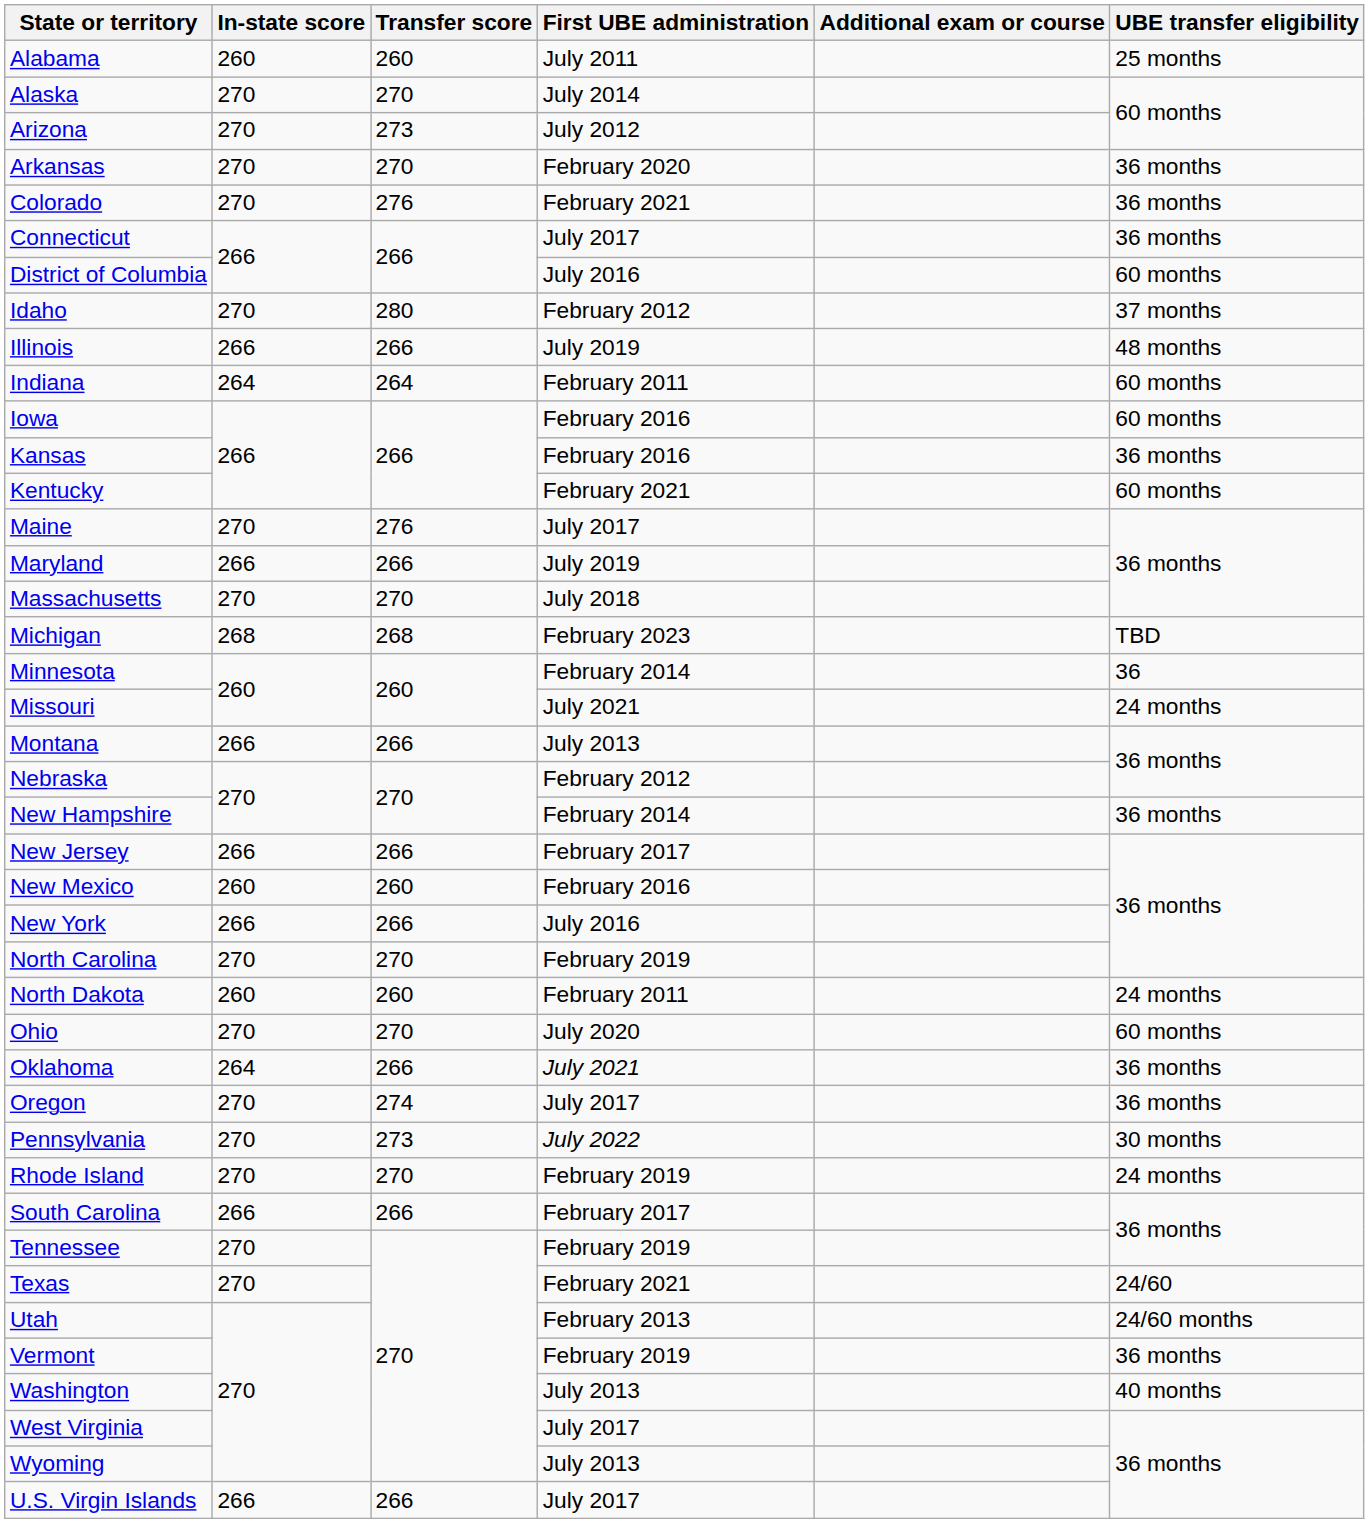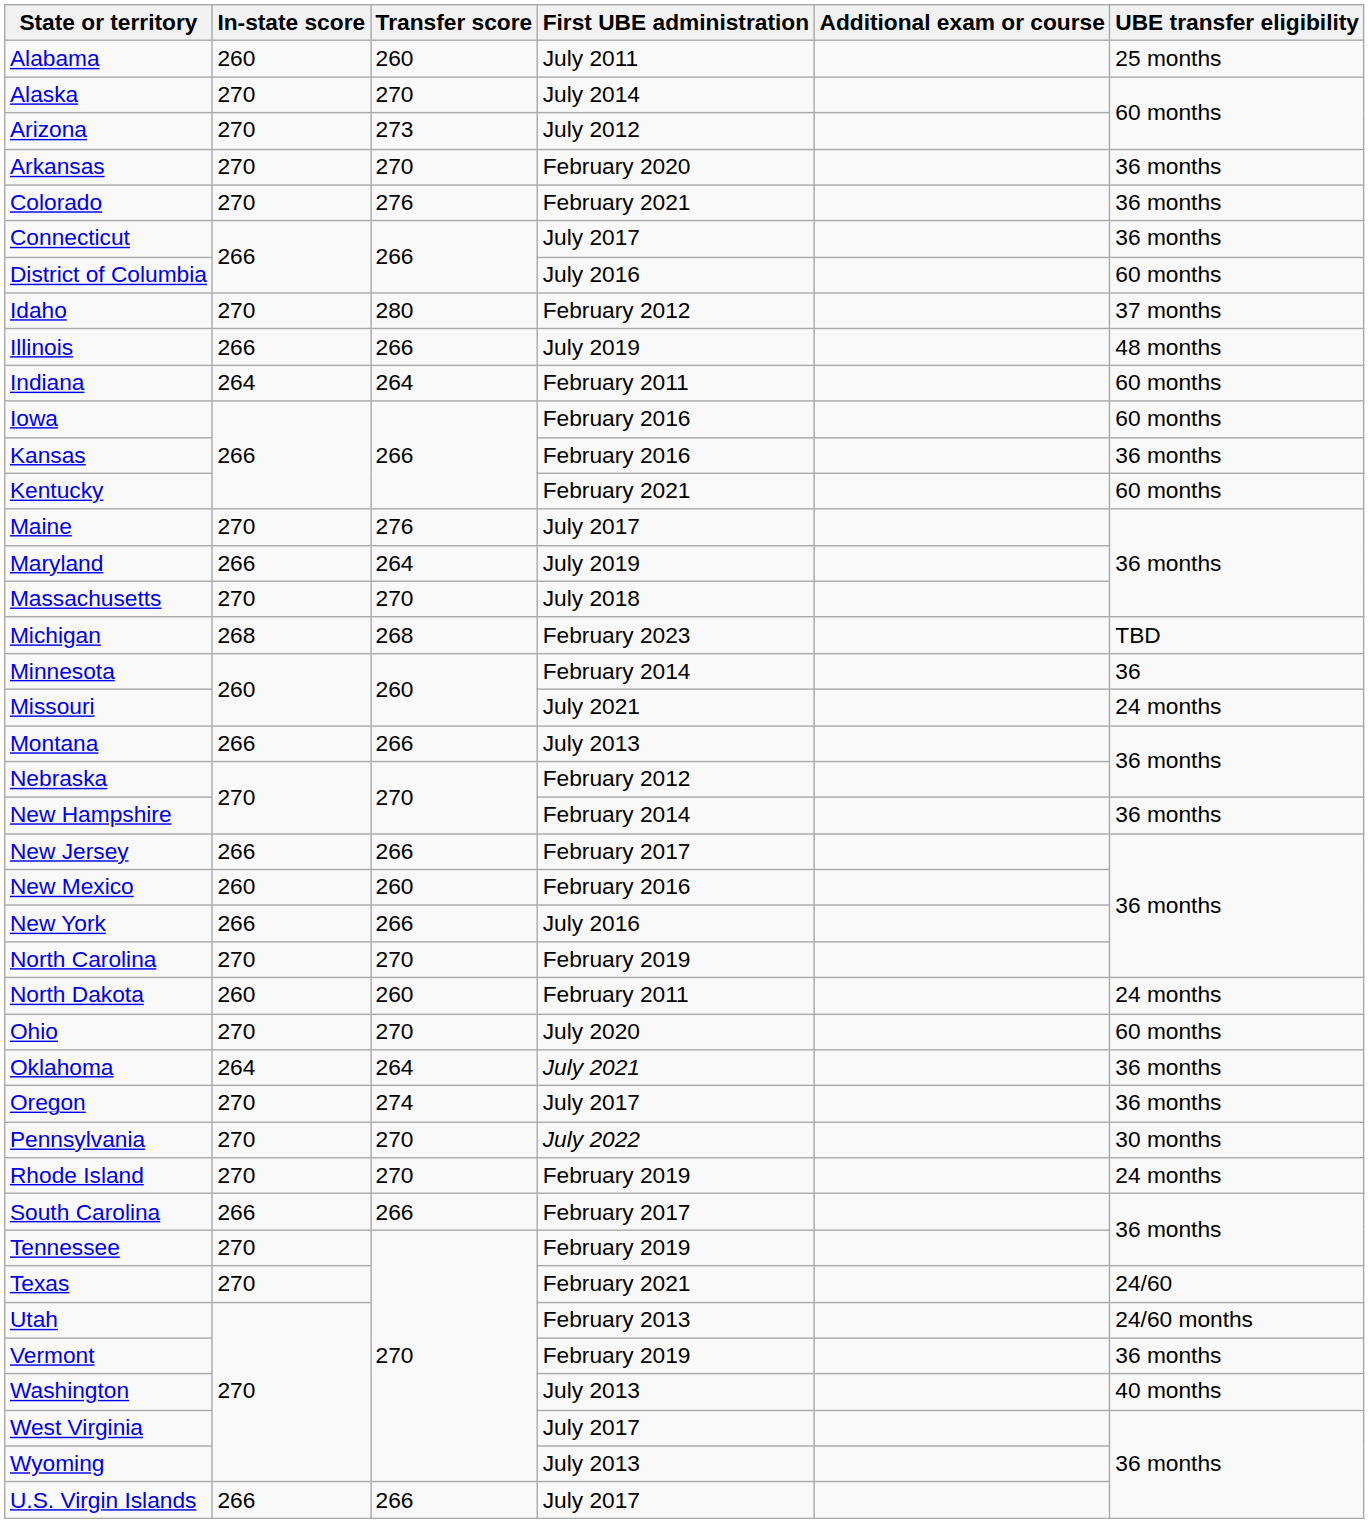(395, 563) 266 -> (395, 563) 264
(395, 1067) 266 -> (395, 1067) 264
(395, 1139) 273 -> (395, 1139) 270
